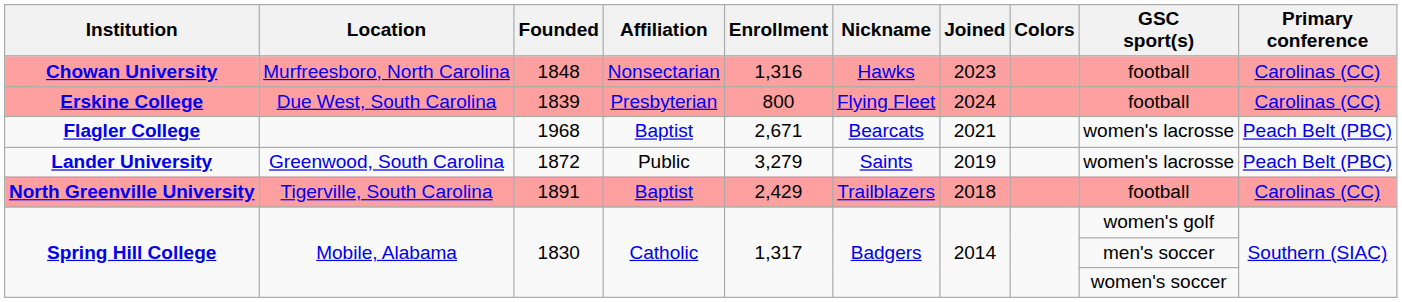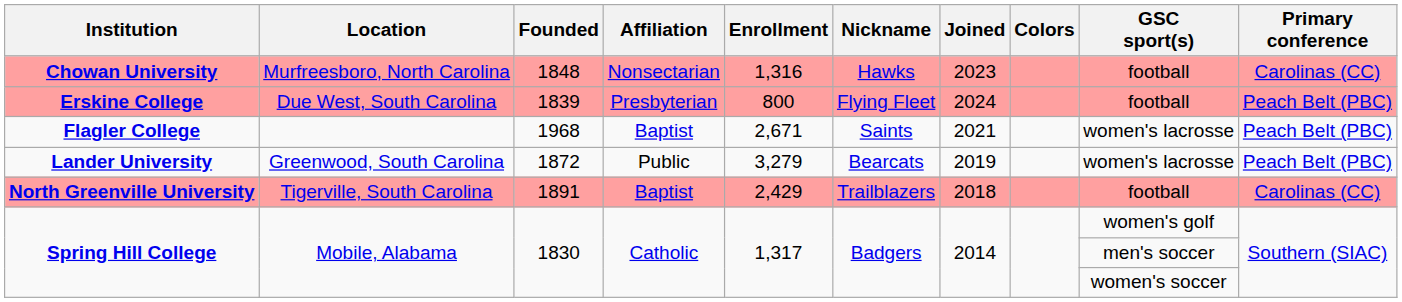(1317, 101) Carolinas (CC) -> (1317, 101) Peach Belt (PBC)
(886, 131) Bearcats -> (886, 131) Saints
(886, 161) Saints -> (886, 161) Bearcats
